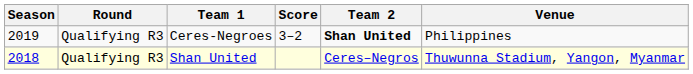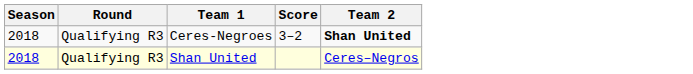- column: (555, 15)
(23, 37) 2019 -> (23, 37) 2018
